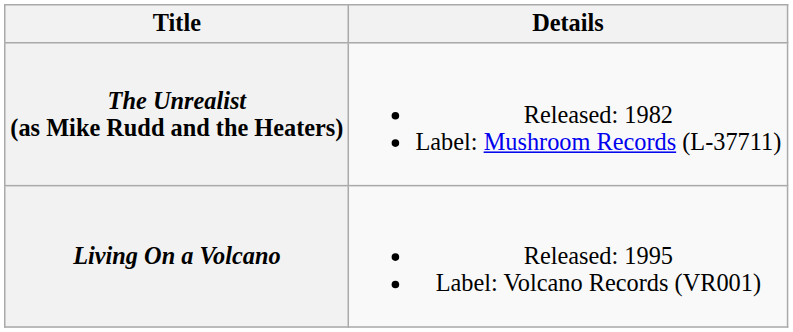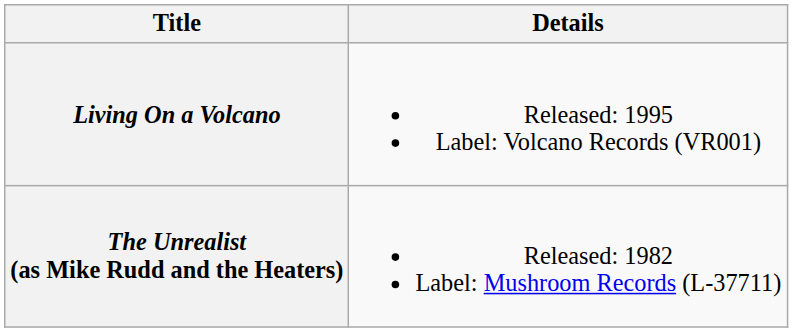rows swapped: (177, 114) <-> (177, 255)
